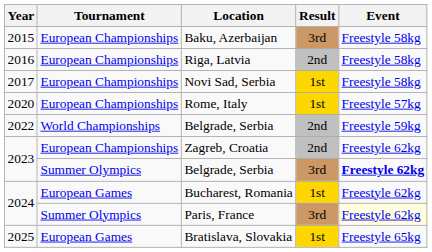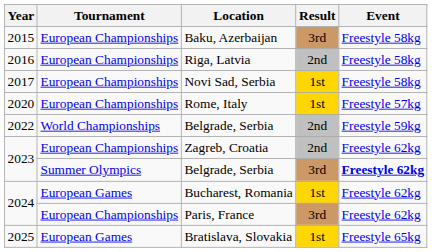(91, 214) Summer Olympics -> (109, 214) European Championships
(381, 214) lightyellow background -> (381, 214) no background
